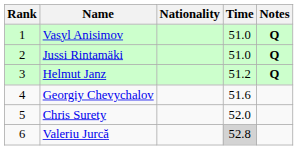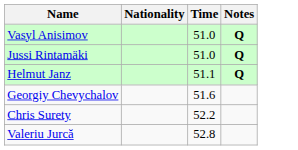- column: (22, 14)
(240, 74) 51.2 -> (204, 74) 51.1
(240, 114) 52.0 -> (204, 114) 52.2
(240, 134) lightgrey background -> (204, 134) no background
